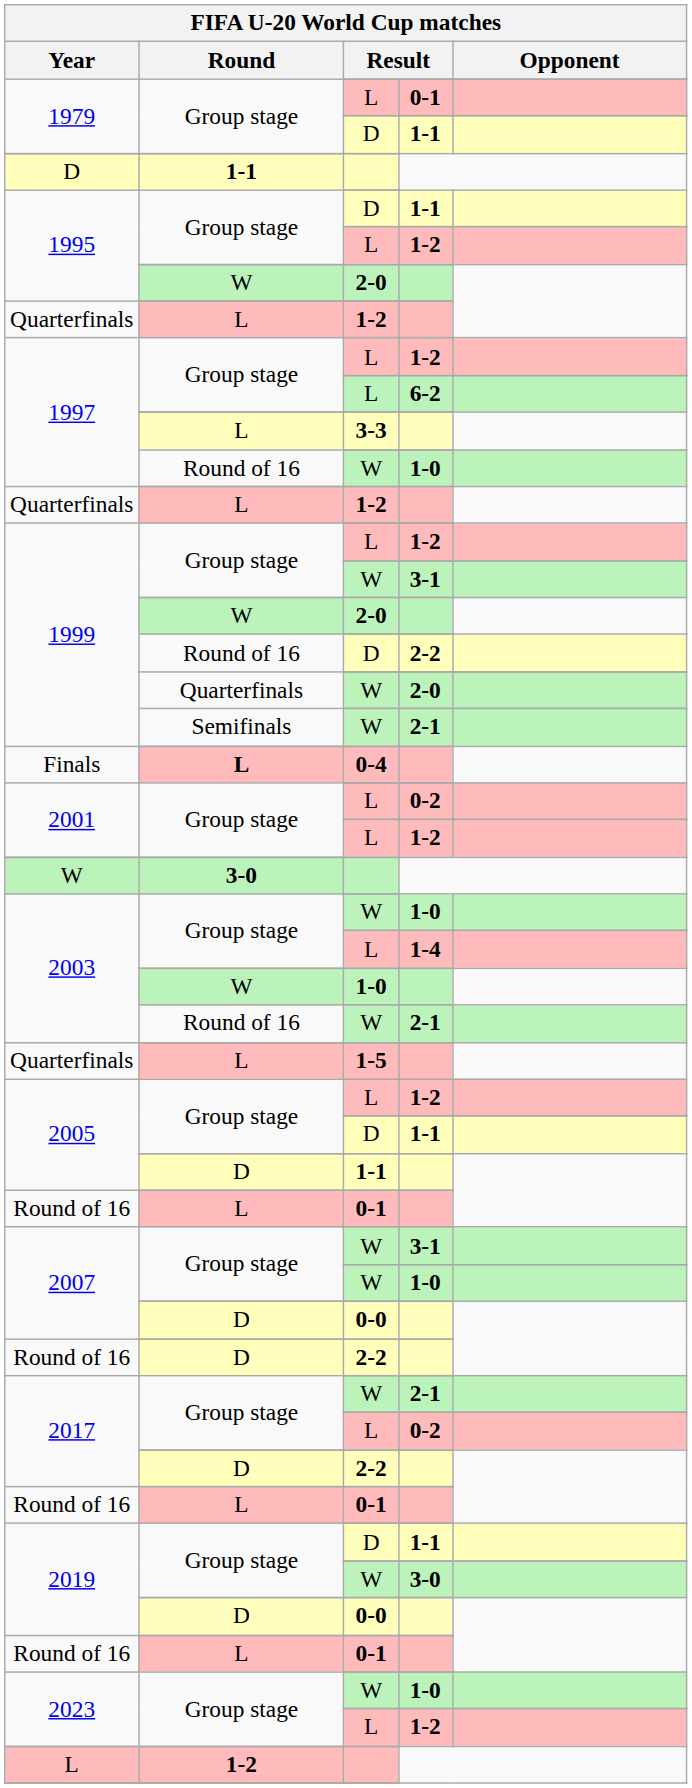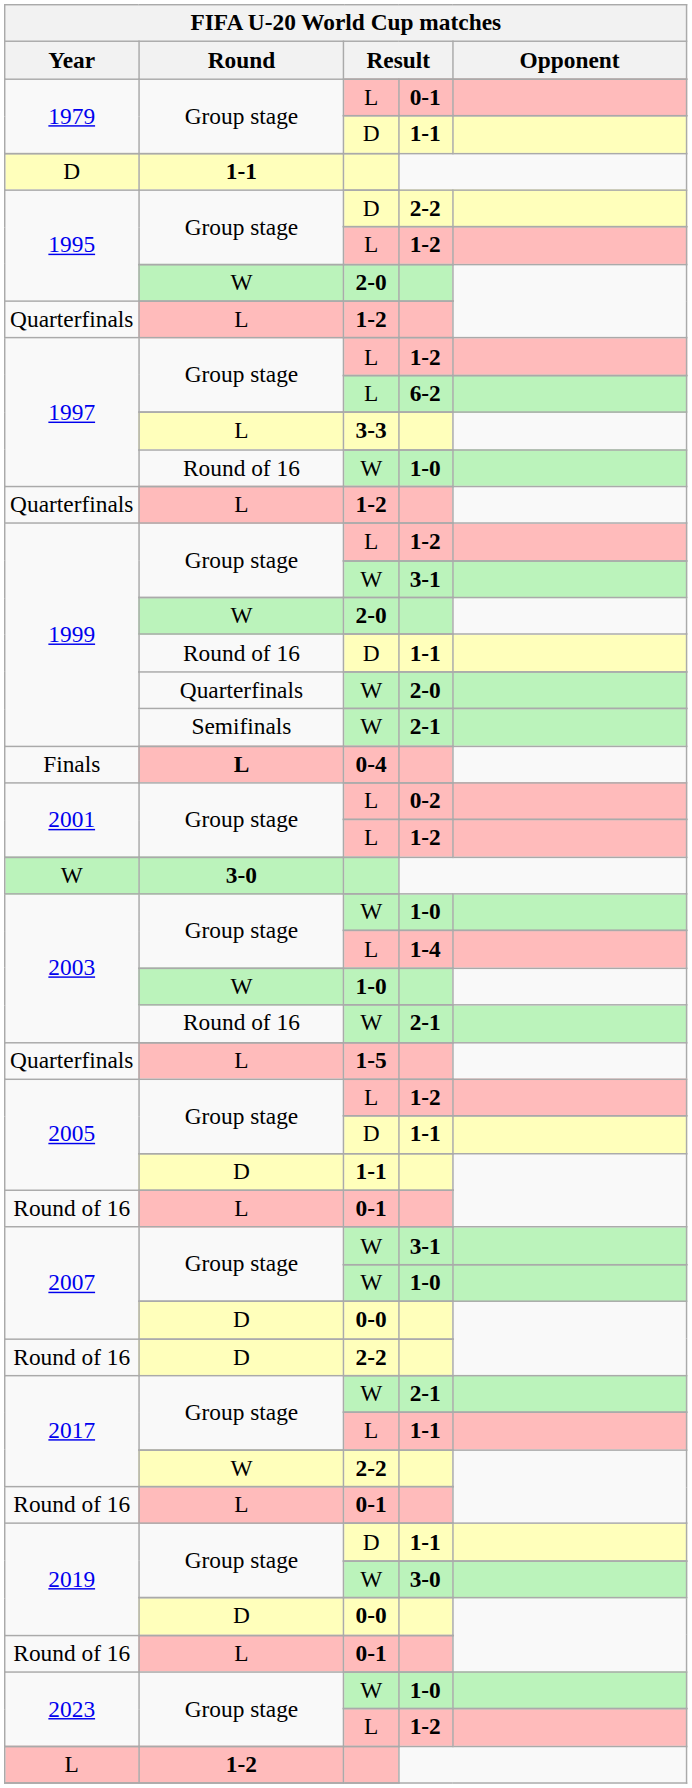(425, 208) 1-1 -> (425, 208) 2-2
(425, 652) 2-2 -> (425, 652) 1-1
(425, 1430) 0-2 -> (425, 1430) 1-1
(241, 1467) D -> (241, 1467) W
